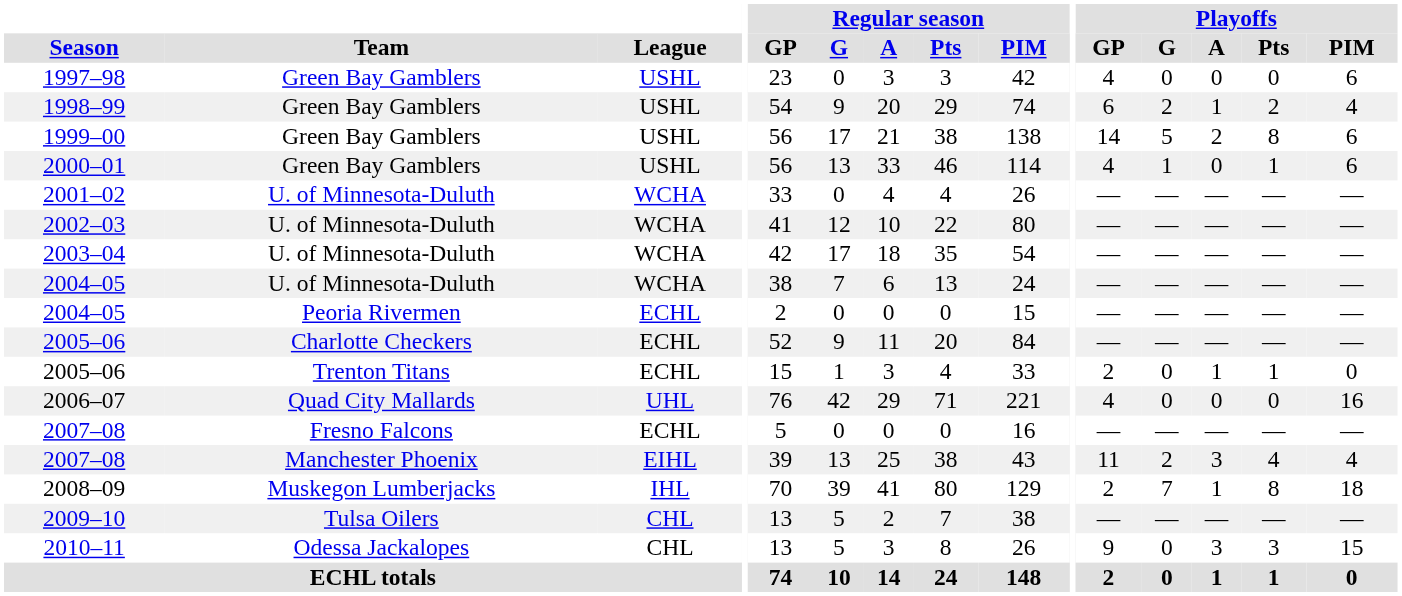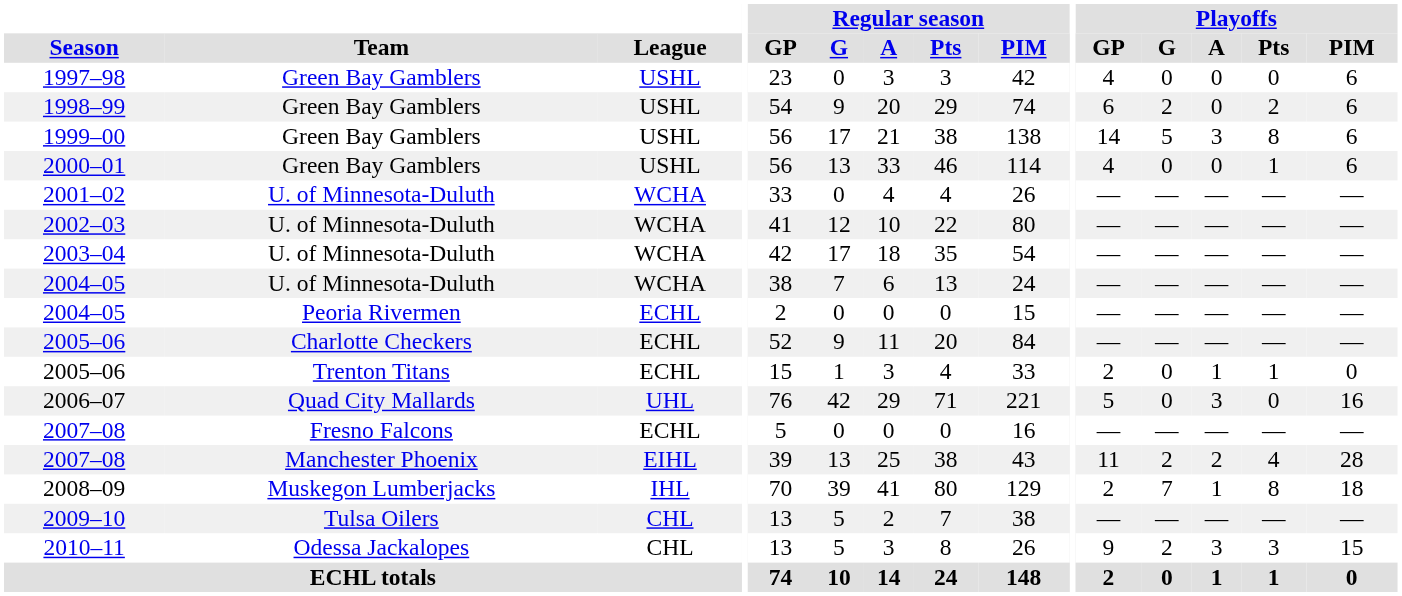(1217, 106) 1 -> (1217, 106) 0
(1352, 106) 4 -> (1352, 106) 6
(1217, 136) 2 -> (1217, 136) 3
(1167, 165) 1 -> (1167, 165) 0
(1108, 400) 4 -> (1108, 400) 5
(1217, 400) 0 -> (1217, 400) 3
(1217, 459) 3 -> (1217, 459) 2
(1352, 459) 4 -> (1352, 459) 28
(1167, 547) 0 -> (1167, 547) 2
